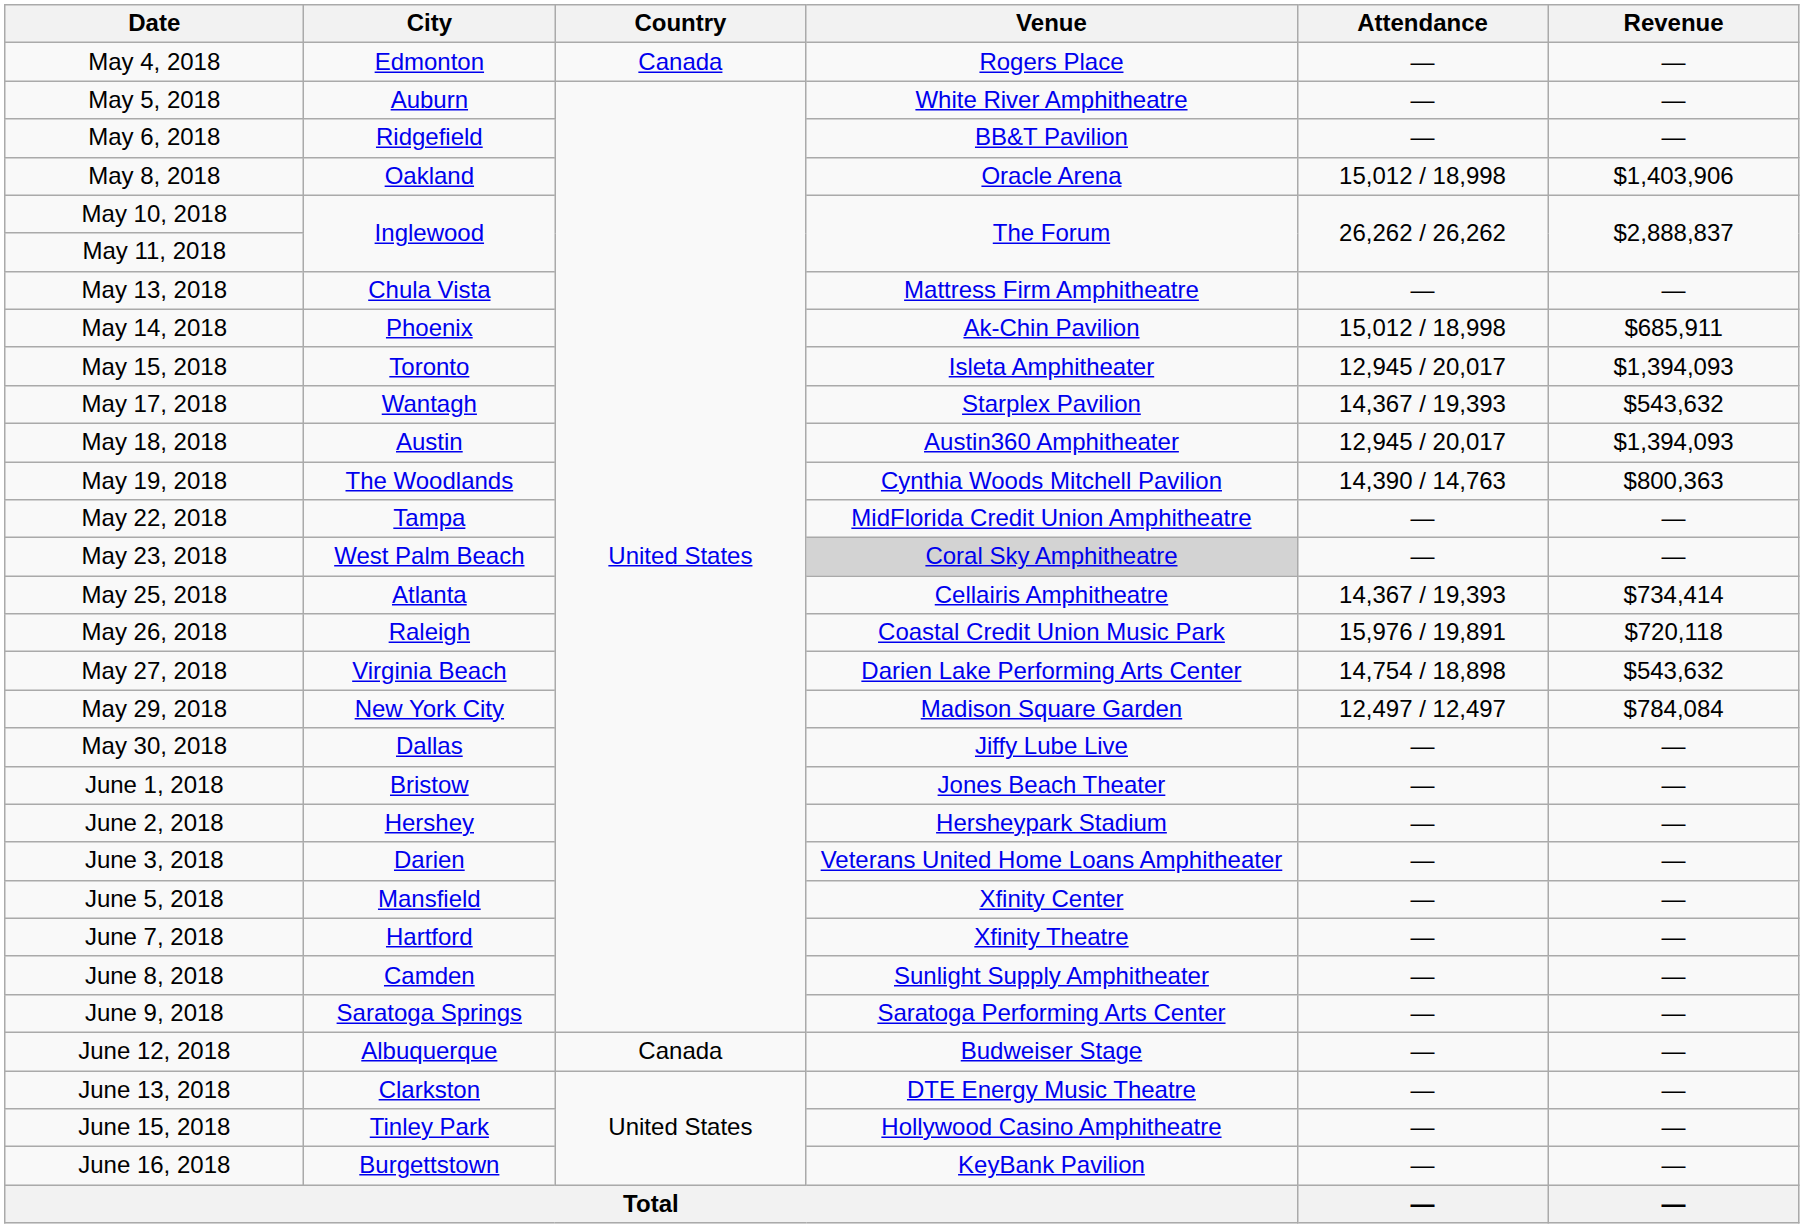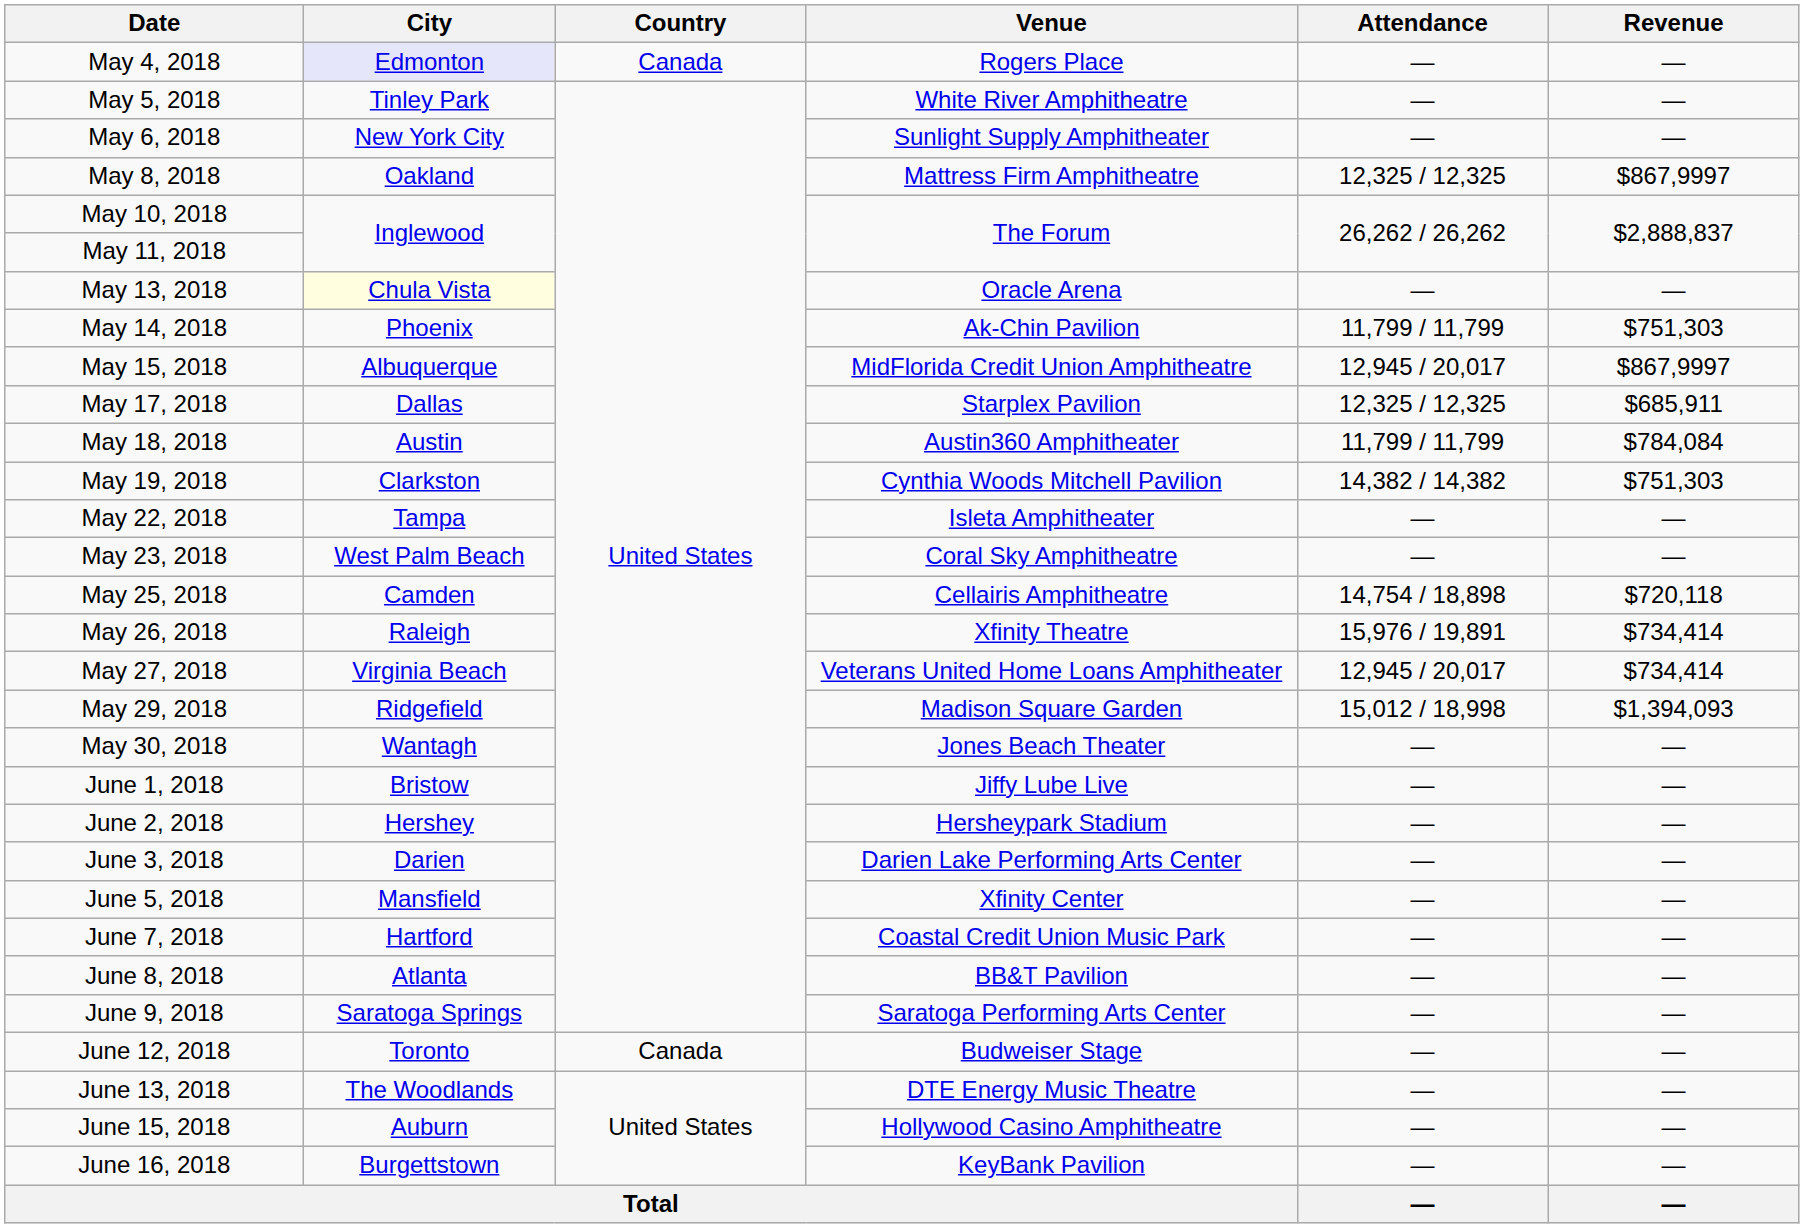(429, 61) no background -> (429, 61) lavender background
(429, 99) Auburn -> (429, 99) Tinley Park
(429, 137) Ridgefield -> (429, 137) New York City
(1051, 137) BB&T Pavilion -> (1051, 137) Sunlight Supply Amphitheater
(1051, 175) Oracle Arena -> (1051, 175) Mattress Firm Amphitheatre
(1423, 175) 15,012 / 18,998 -> (1423, 175) 12,325 / 12,325
(1674, 175) $1,403,906 -> (1674, 175) $867,9997
(429, 289) no background -> (429, 289) lightyellow background
(1051, 289) Mattress Firm Amphitheatre -> (1051, 289) Oracle Arena
(1423, 328) 15,012 / 18,998 -> (1423, 328) 11,799 / 11,799
(1674, 328) $685,911 -> (1674, 328) $751,303
(429, 366) Toronto -> (429, 366) Albuquerque
(1051, 366) Isleta Amphitheater -> (1051, 366) MidFlorida Credit Union Amphitheatre
(1674, 366) $1,394,093 -> (1674, 366) $867,9997
(429, 404) Wantagh -> (429, 404) Dallas
(1423, 404) 14,367 / 19,393 -> (1423, 404) 12,325 / 12,325
(1674, 404) $543,632 -> (1674, 404) $685,911
(1423, 442) 12,945 / 20,017 -> (1423, 442) 11,799 / 11,799
(1674, 442) $1,394,093 -> (1674, 442) $784,084
(429, 480) The Woodlands -> (429, 480) Clarkston
(1423, 480) 14,390 / 14,763 -> (1423, 480) 14,382 / 14,382
(1674, 480) $800,363 -> (1674, 480) $751,303
(1051, 518) MidFlorida Credit Union Amphitheatre -> (1051, 518) Isleta Amphitheater
(1051, 556) lightgrey background -> (1051, 556) no background
(429, 594) Atlanta -> (429, 594) Camden
(1423, 594) 14,367 / 19,393 -> (1423, 594) 14,754 / 18,898
(1674, 594) $734,414 -> (1674, 594) $720,118
(1051, 632) Coastal Credit Union Music Park -> (1051, 632) Xfinity Theatre
(1674, 632) $720,118 -> (1674, 632) $734,414
(1051, 670) Darien Lake Performing Arts Center -> (1051, 670) Veterans United Home Loans Amphitheater
(1423, 670) 14,754 / 18,898 -> (1423, 670) 12,945 / 20,017
(1674, 670) $543,632 -> (1674, 670) $734,414
(429, 708) New York City -> (429, 708) Ridgefield
(1423, 708) 12,497 / 12,497 -> (1423, 708) 15,012 / 18,998
(1674, 708) $784,084 -> (1674, 708) $1,394,093
(429, 746) Dallas -> (429, 746) Wantagh
(1051, 746) Jiffy Lube Live -> (1051, 746) Jones Beach Theater
(1051, 784) Jones Beach Theater -> (1051, 784) Jiffy Lube Live
(1051, 860) Veterans United Home Loans Amphitheater -> (1051, 860) Darien Lake Performing Arts Center
(1051, 937) Xfinity Theatre -> (1051, 937) Coastal Credit Union Music Park
(429, 975) Camden -> (429, 975) Atlanta
(1051, 975) Sunlight Supply Amphitheater -> (1051, 975) BB&T Pavilion
(429, 1051) Albuquerque -> (429, 1051) Toronto
(429, 1089) Clarkston -> (429, 1089) The Woodlands
(429, 1127) Tinley Park -> (429, 1127) Auburn
